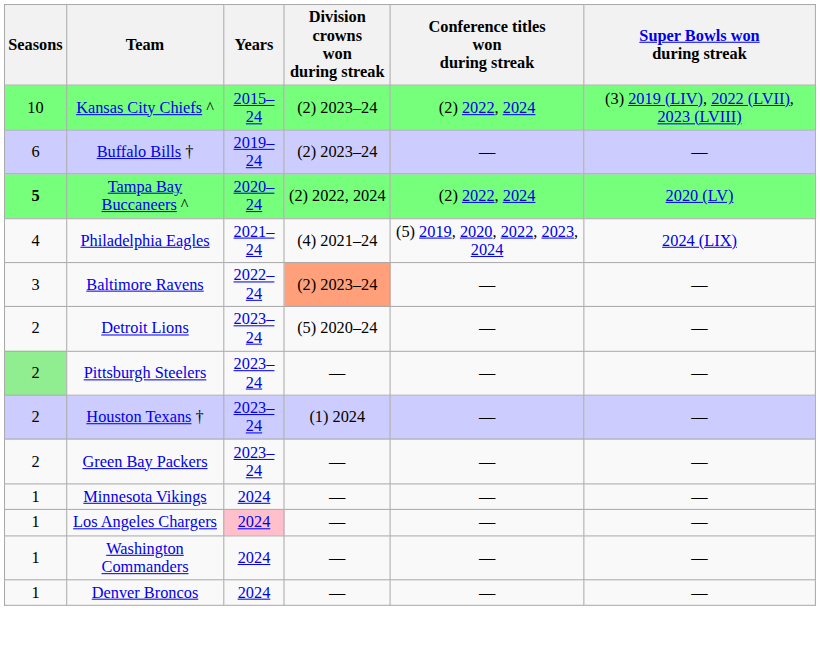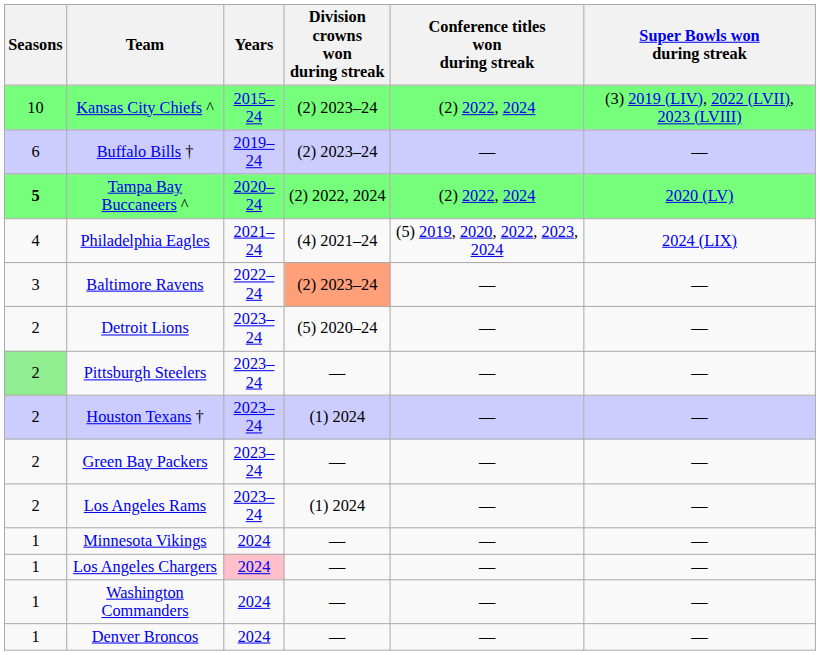+ row: (145, 505)
